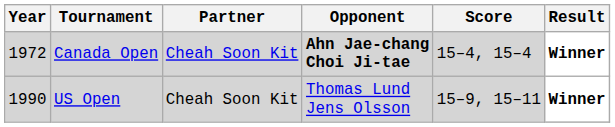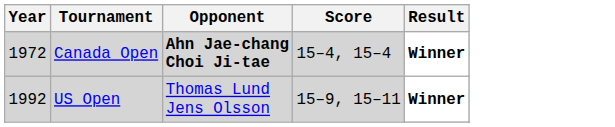- column: (232, 18)
(27, 99) 1990 -> (27, 99) 1992
